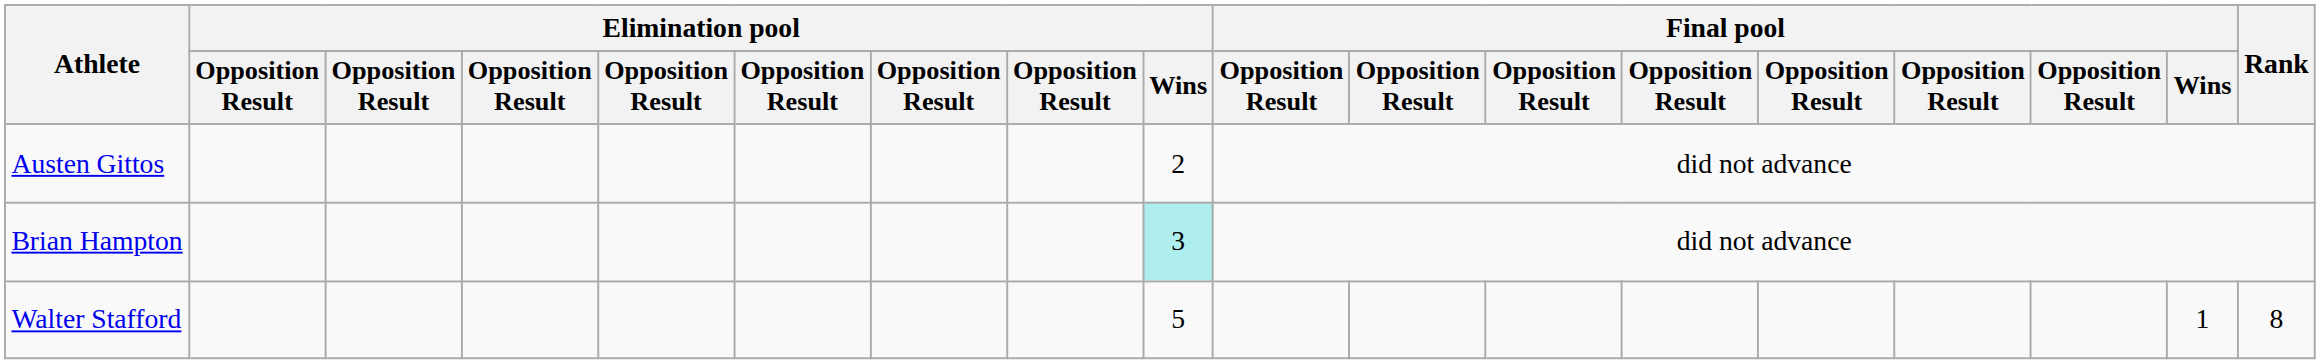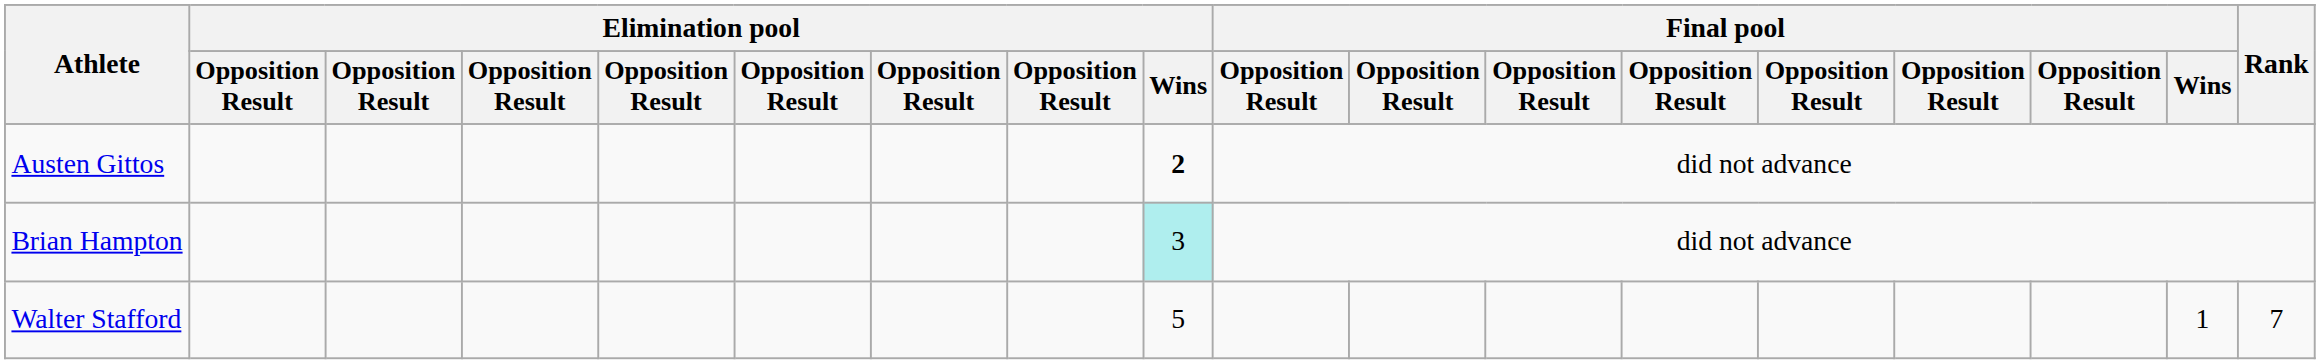(1178, 163) normal -> (1178, 163) bold
(2276, 319) 8 -> (2276, 319) 7
